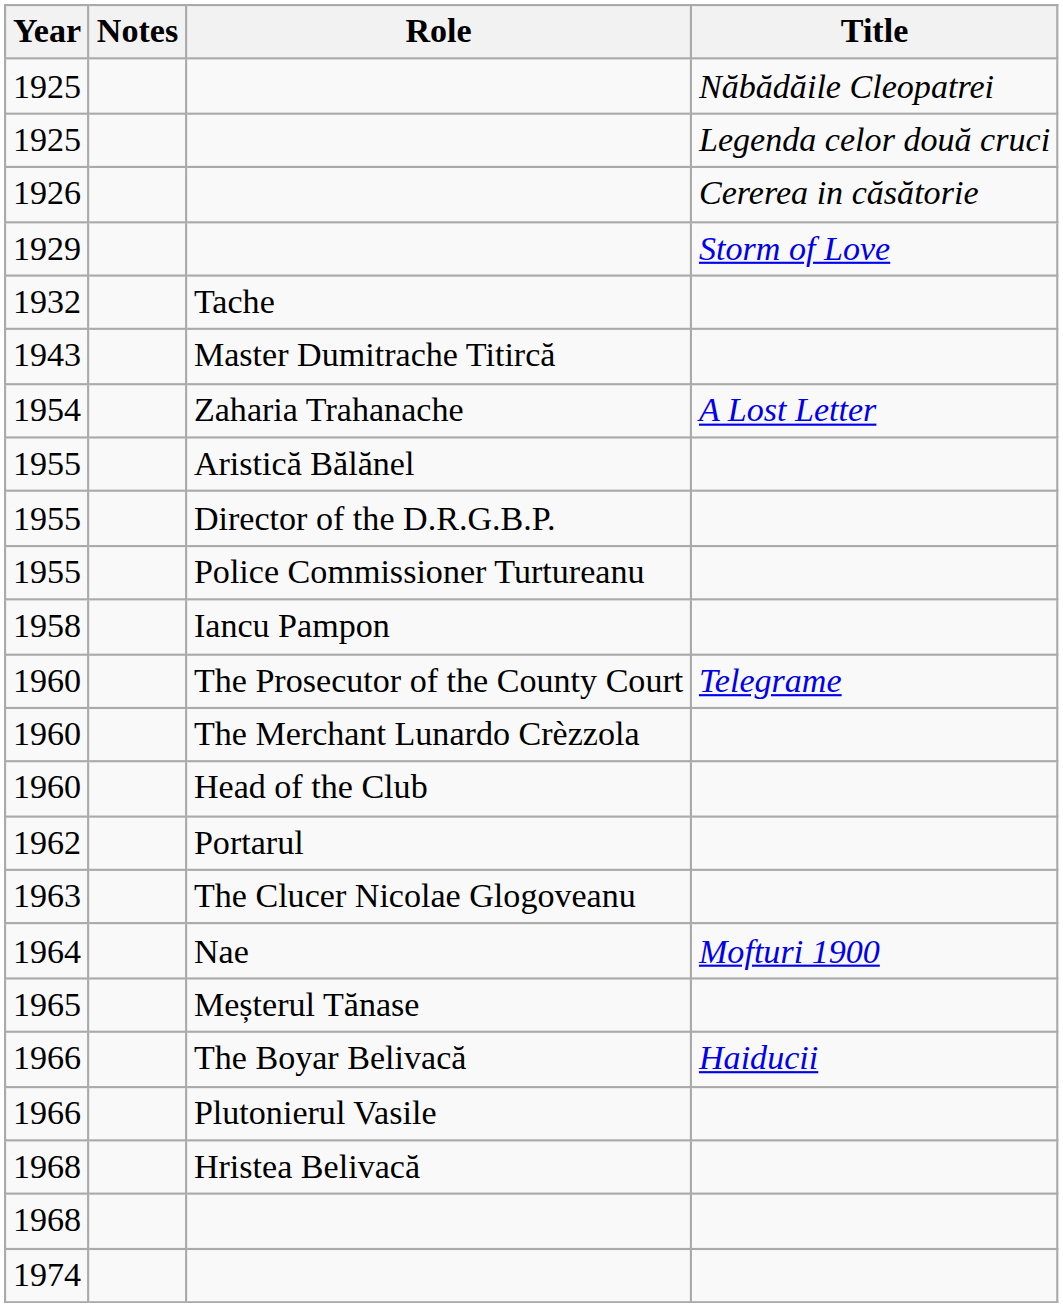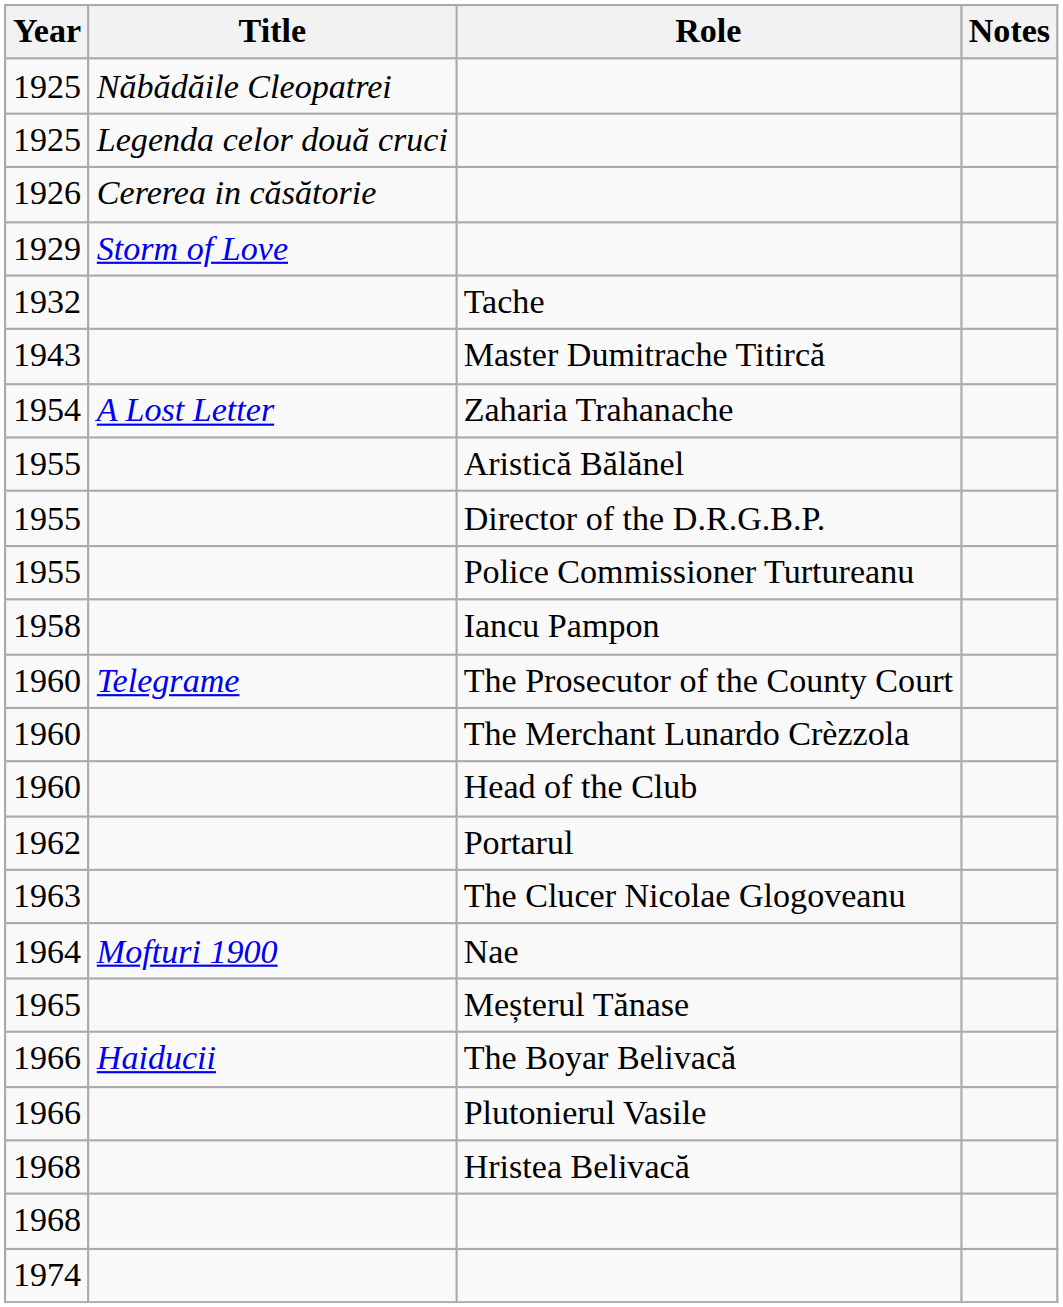columns swapped: (875, 31) <-> (137, 31)
